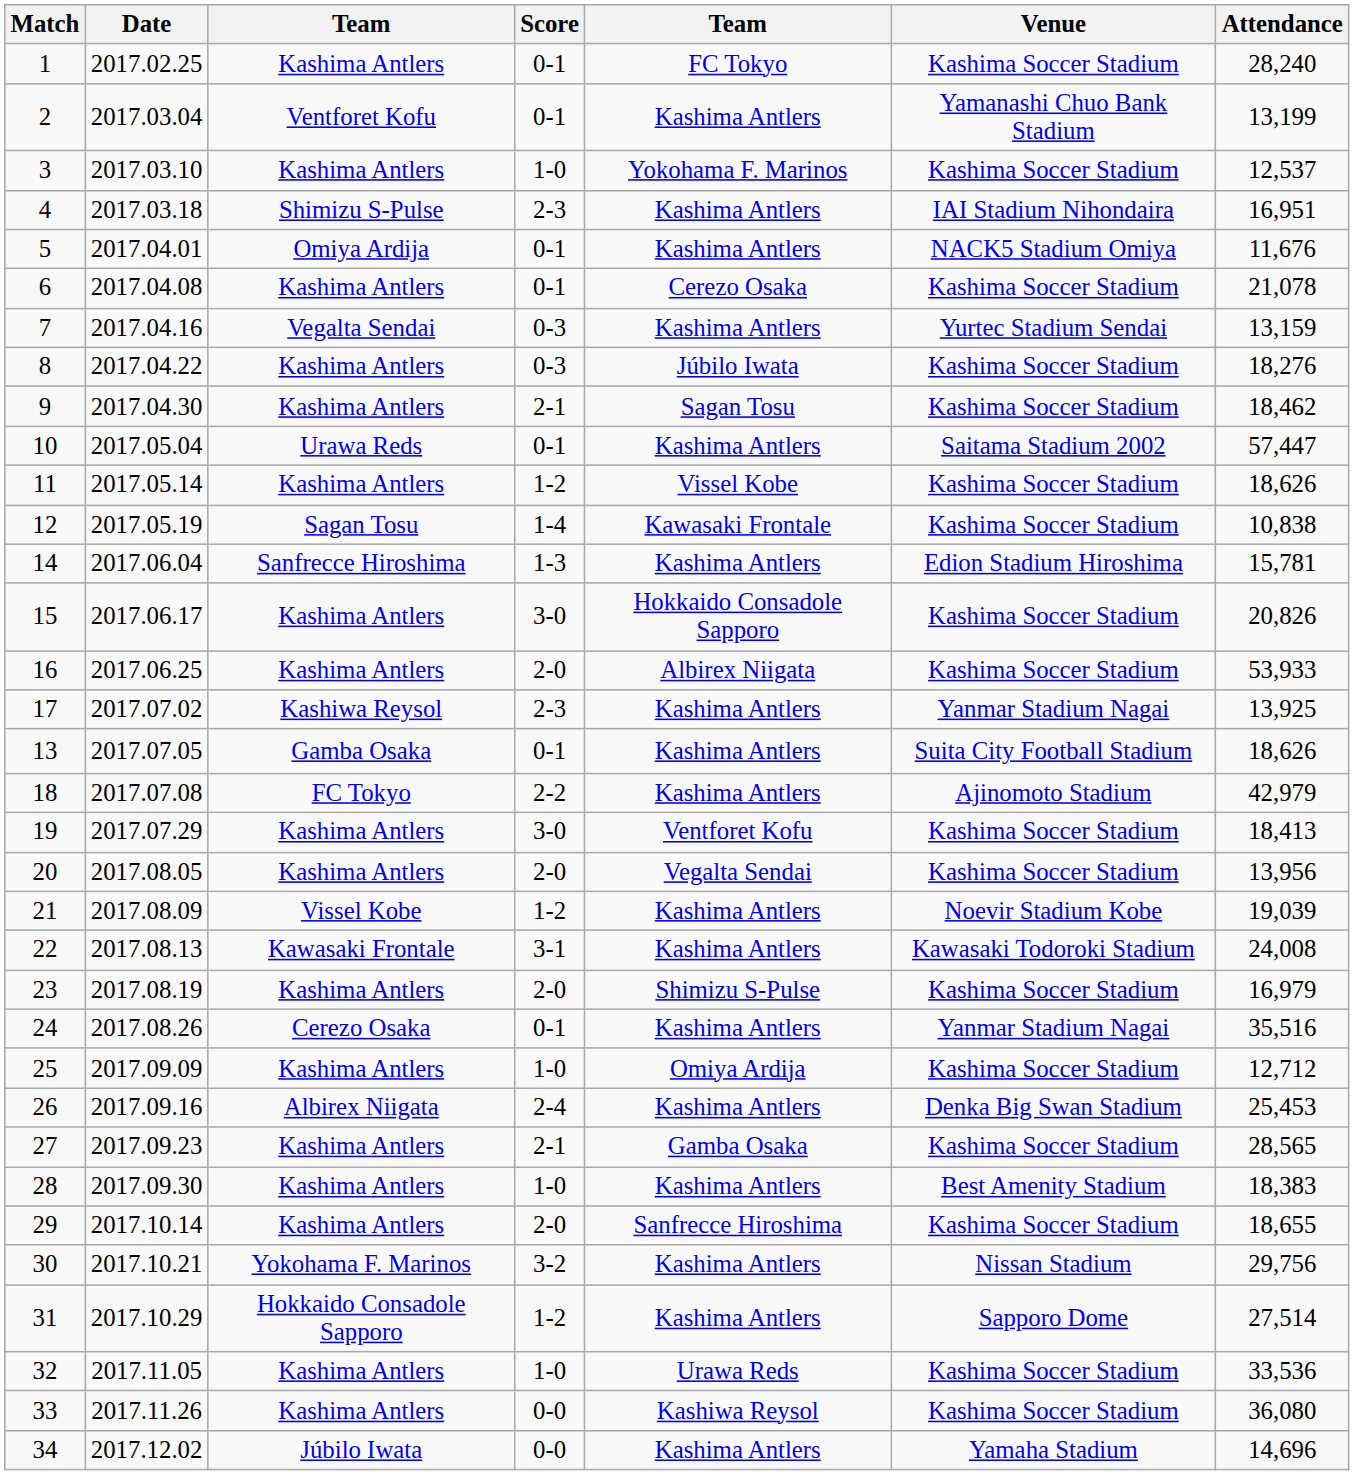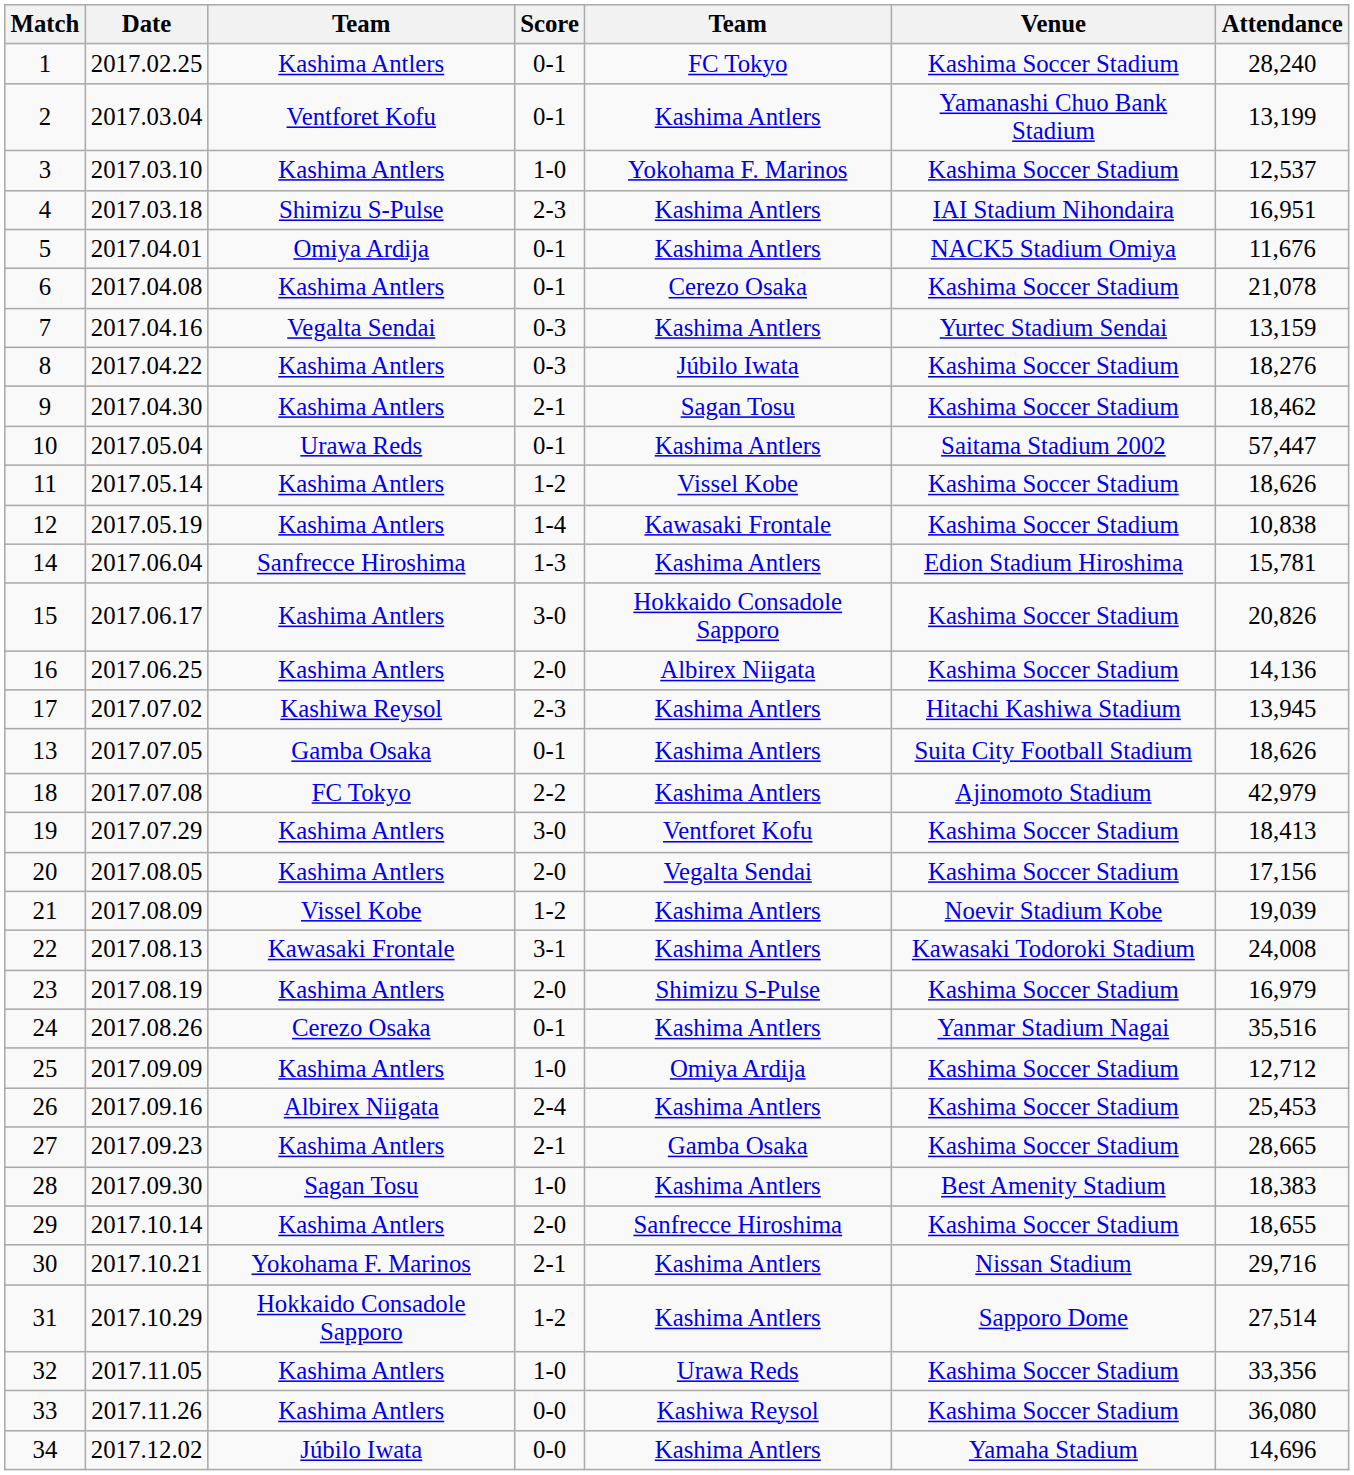(361, 524) Sagan Tosu -> (361, 524) Kashima Antlers
(1282, 669) 53,933 -> (1282, 669) 14,136
(1053, 709) Yanmar Stadium Nagai -> (1053, 709) Hitachi Kashiwa Stadium
(1282, 709) 13,925 -> (1282, 709) 13,945
(1282, 871) 13,956 -> (1282, 871) 17,156
(1053, 1107) Denka Big Swan Stadium -> (1053, 1107) Kashima Soccer Stadium
(1282, 1146) 28,565 -> (1282, 1146) 28,665
(361, 1185) Kashima Antlers -> (361, 1185) Sagan Tosu
(550, 1264) 3-2 -> (550, 1264) 2-1
(1282, 1264) 29,756 -> (1282, 1264) 29,716
(1282, 1371) 33,536 -> (1282, 1371) 33,356
